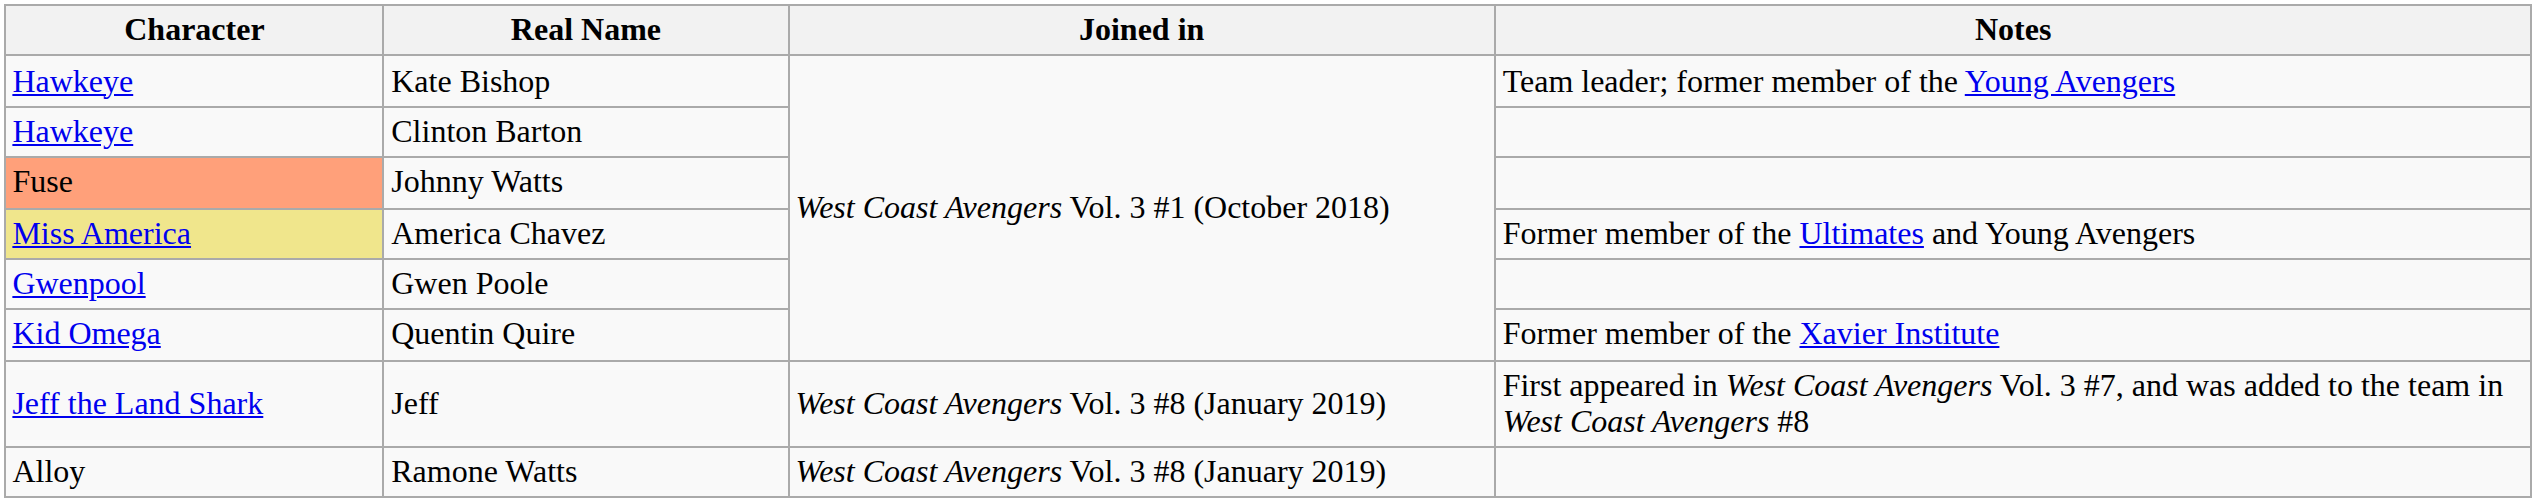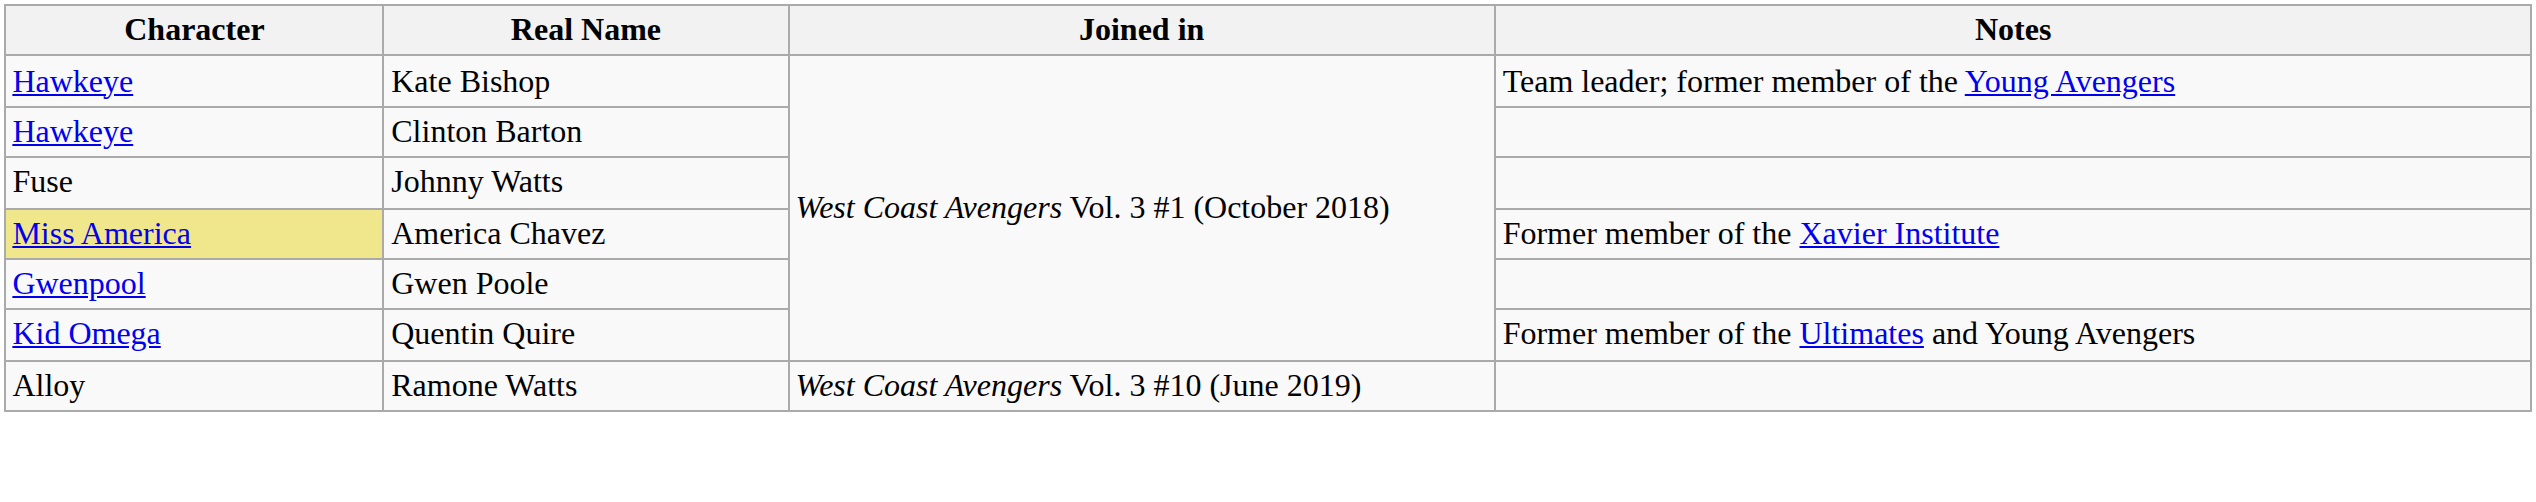(43, 182) lightsalmon background -> (43, 182) no background
(1849, 232) Former member of the Ultimates and Young Avengers -> (1751, 232) Former member of the Xavier Institute
(1751, 334) Former member of the Xavier Institute -> (1849, 334) Former member of the Ultimates and Young Avengers
- row: (415, 403)
(1091, 471) West Coast Avengers Vol. 3 #8 (January 2019) -> (1078, 385) West Coast Avengers Vol. 3 #10 (June 2019)
